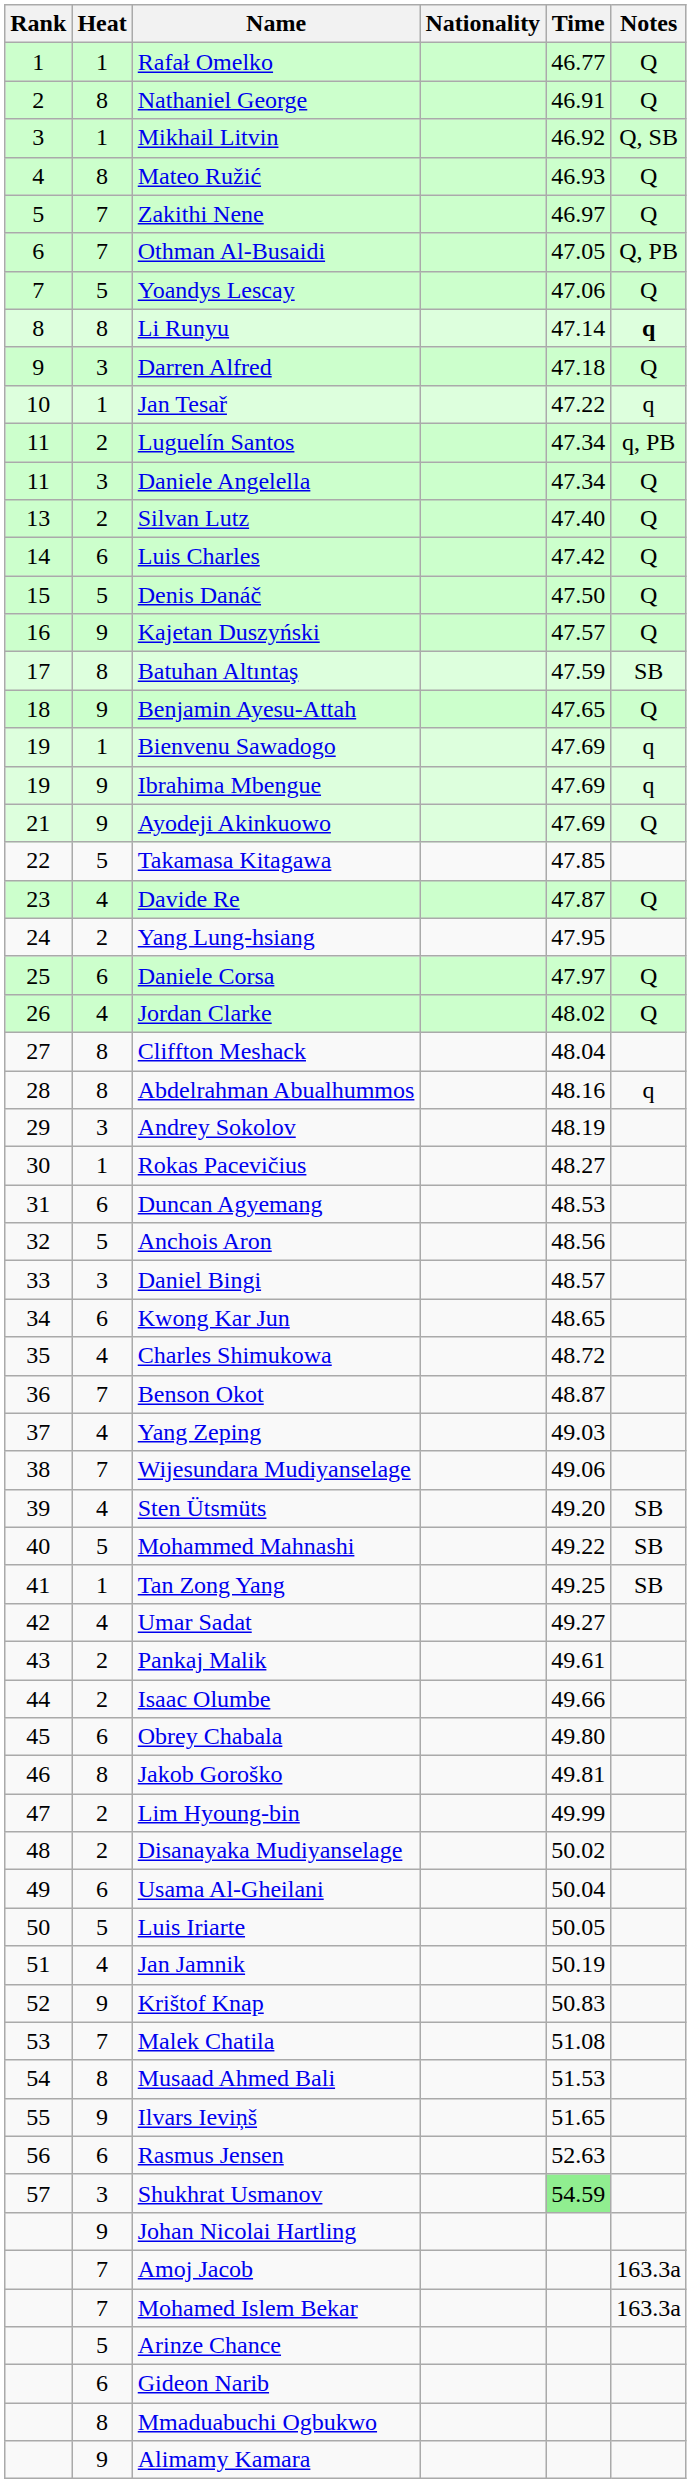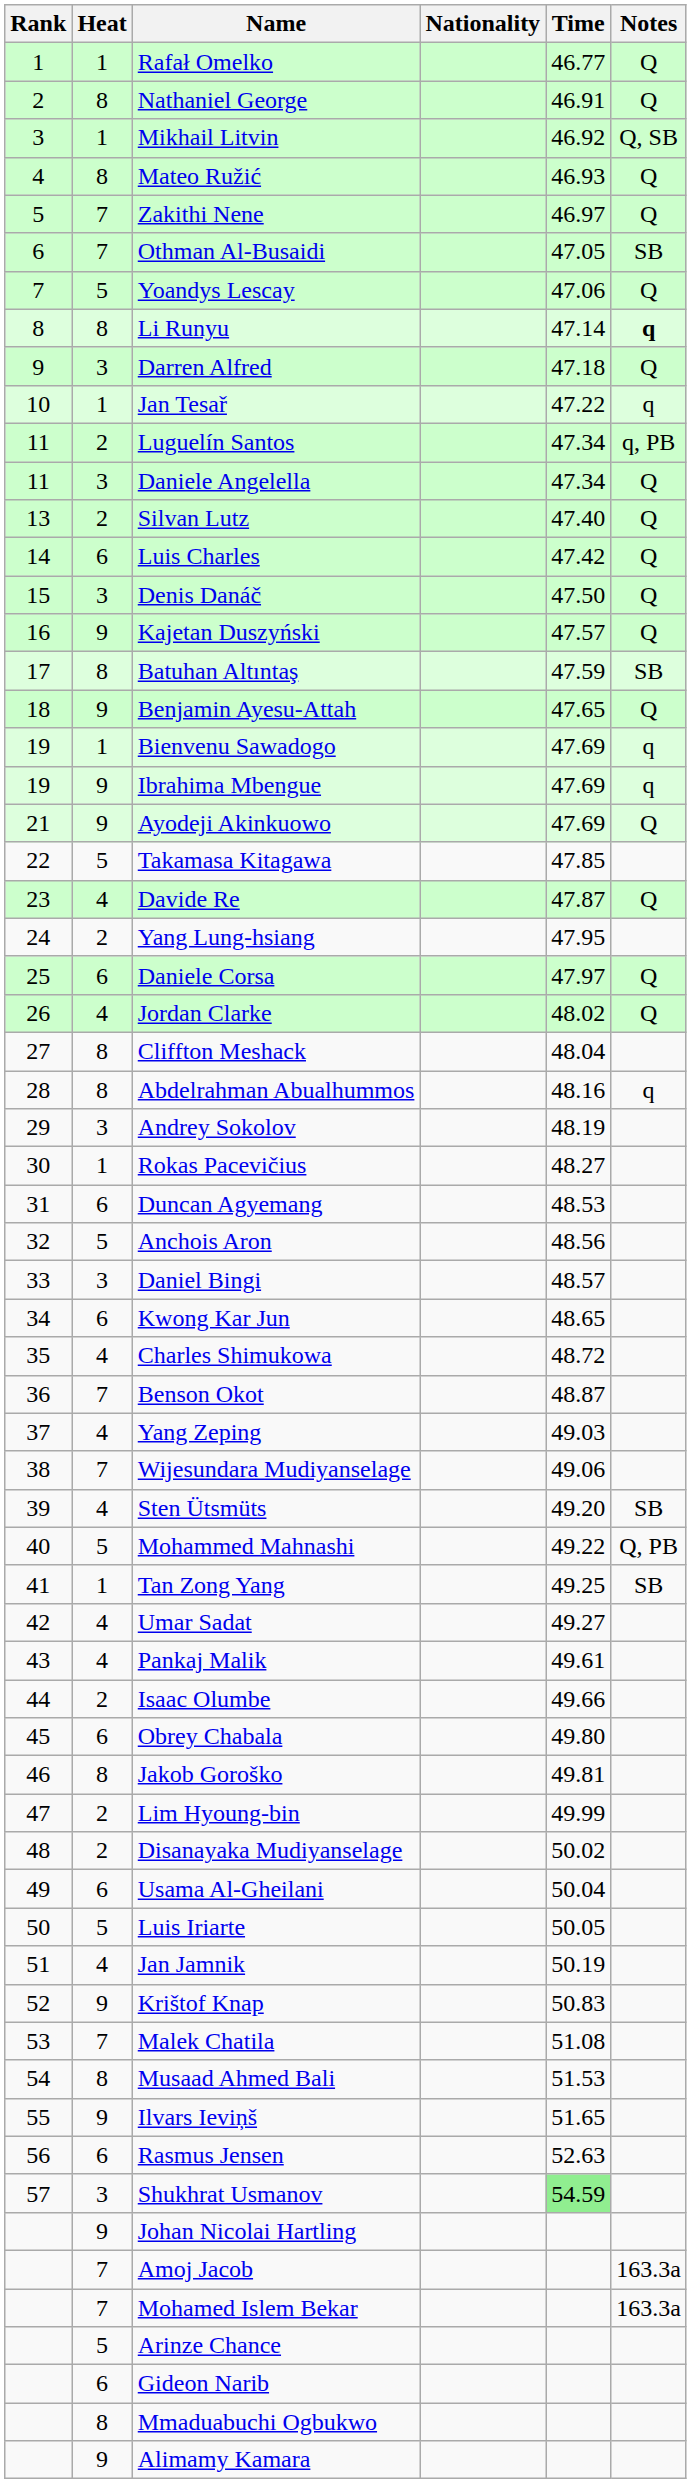(649, 251) Q, PB -> (649, 251) SB
(102, 594) 5 -> (102, 594) 3
(649, 1546) SB -> (649, 1546) Q, PB
(102, 1660) 2 -> (102, 1660) 4
